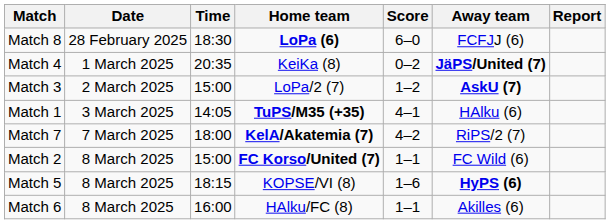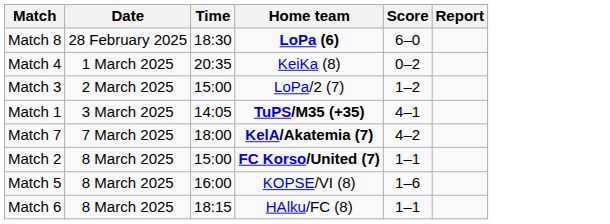- column: (491, 16)
(213, 183) 18:15 -> (213, 183) 16:00
(213, 207) 16:00 -> (213, 207) 18:15
